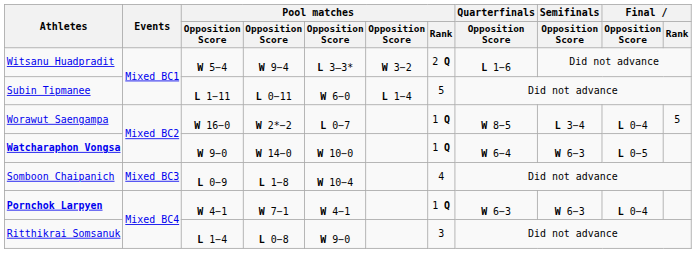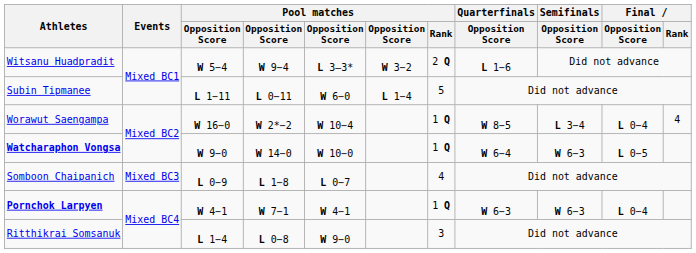(335, 125) L 0−7 -> (335, 125) W 10−4
(677, 119) 5 -> (677, 119) 4
(335, 182) W 10−4 -> (335, 182) L 0−7
